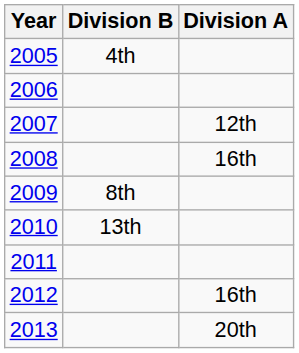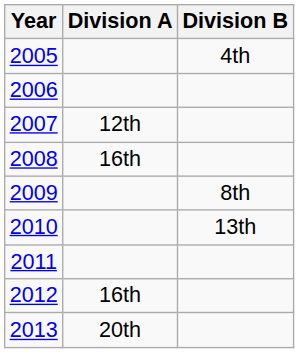columns swapped: (236, 21) <-> (120, 21)
